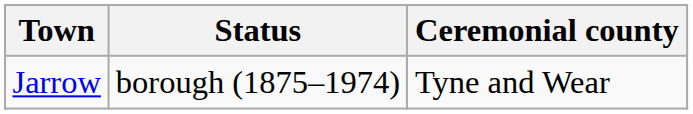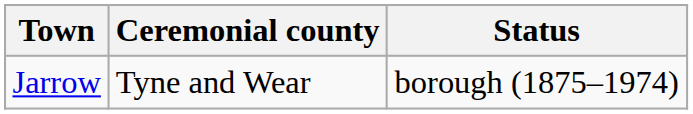columns swapped: (547, 30) <-> (258, 30)
